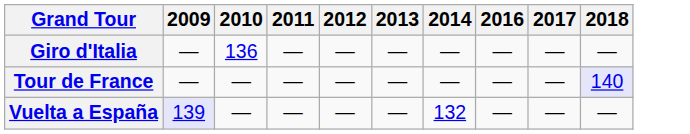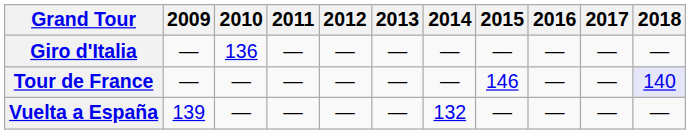+ column: (502, 19)
(189, 112) lavender background -> (189, 112) no background
